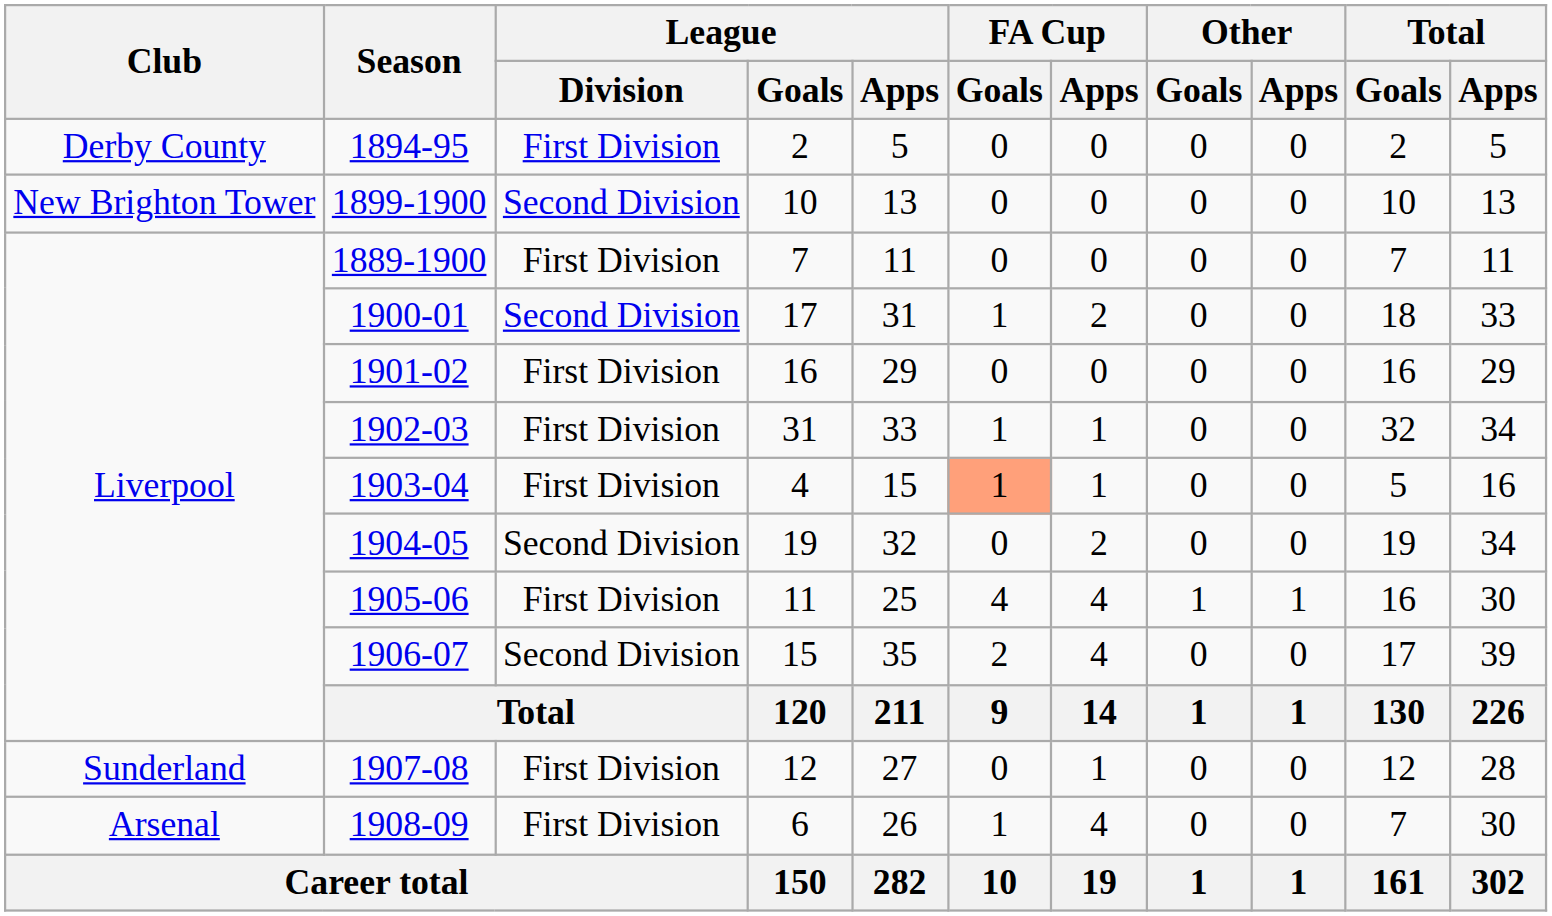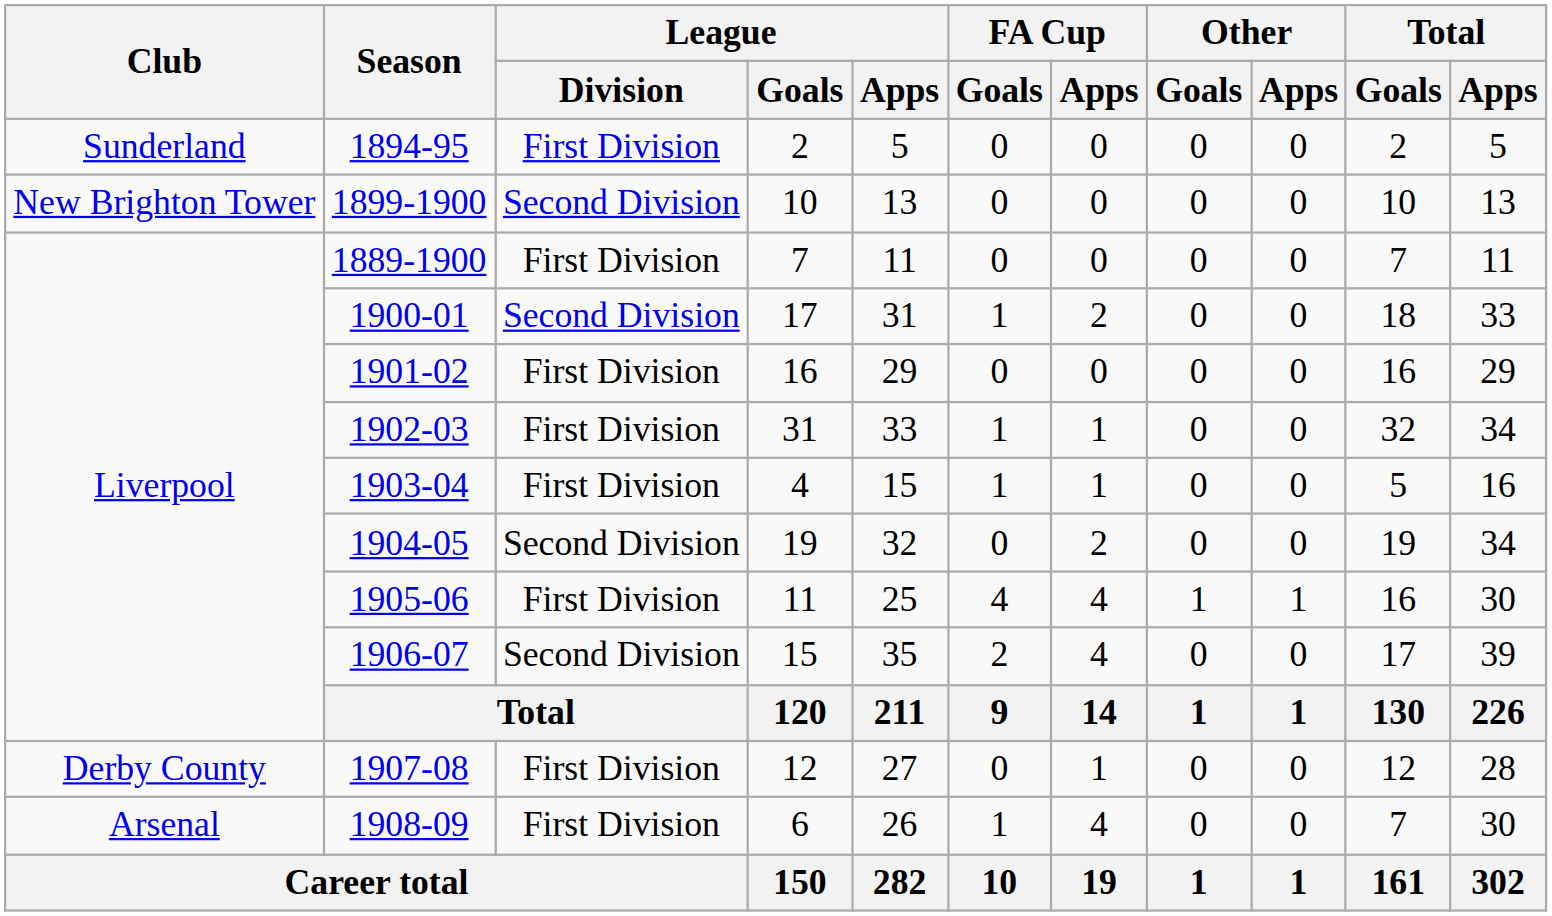(164, 145) Derby County -> (164, 145) Sunderland
(999, 485) lightsalmon background -> (999, 485) no background
(164, 768) Sunderland -> (164, 768) Derby County
